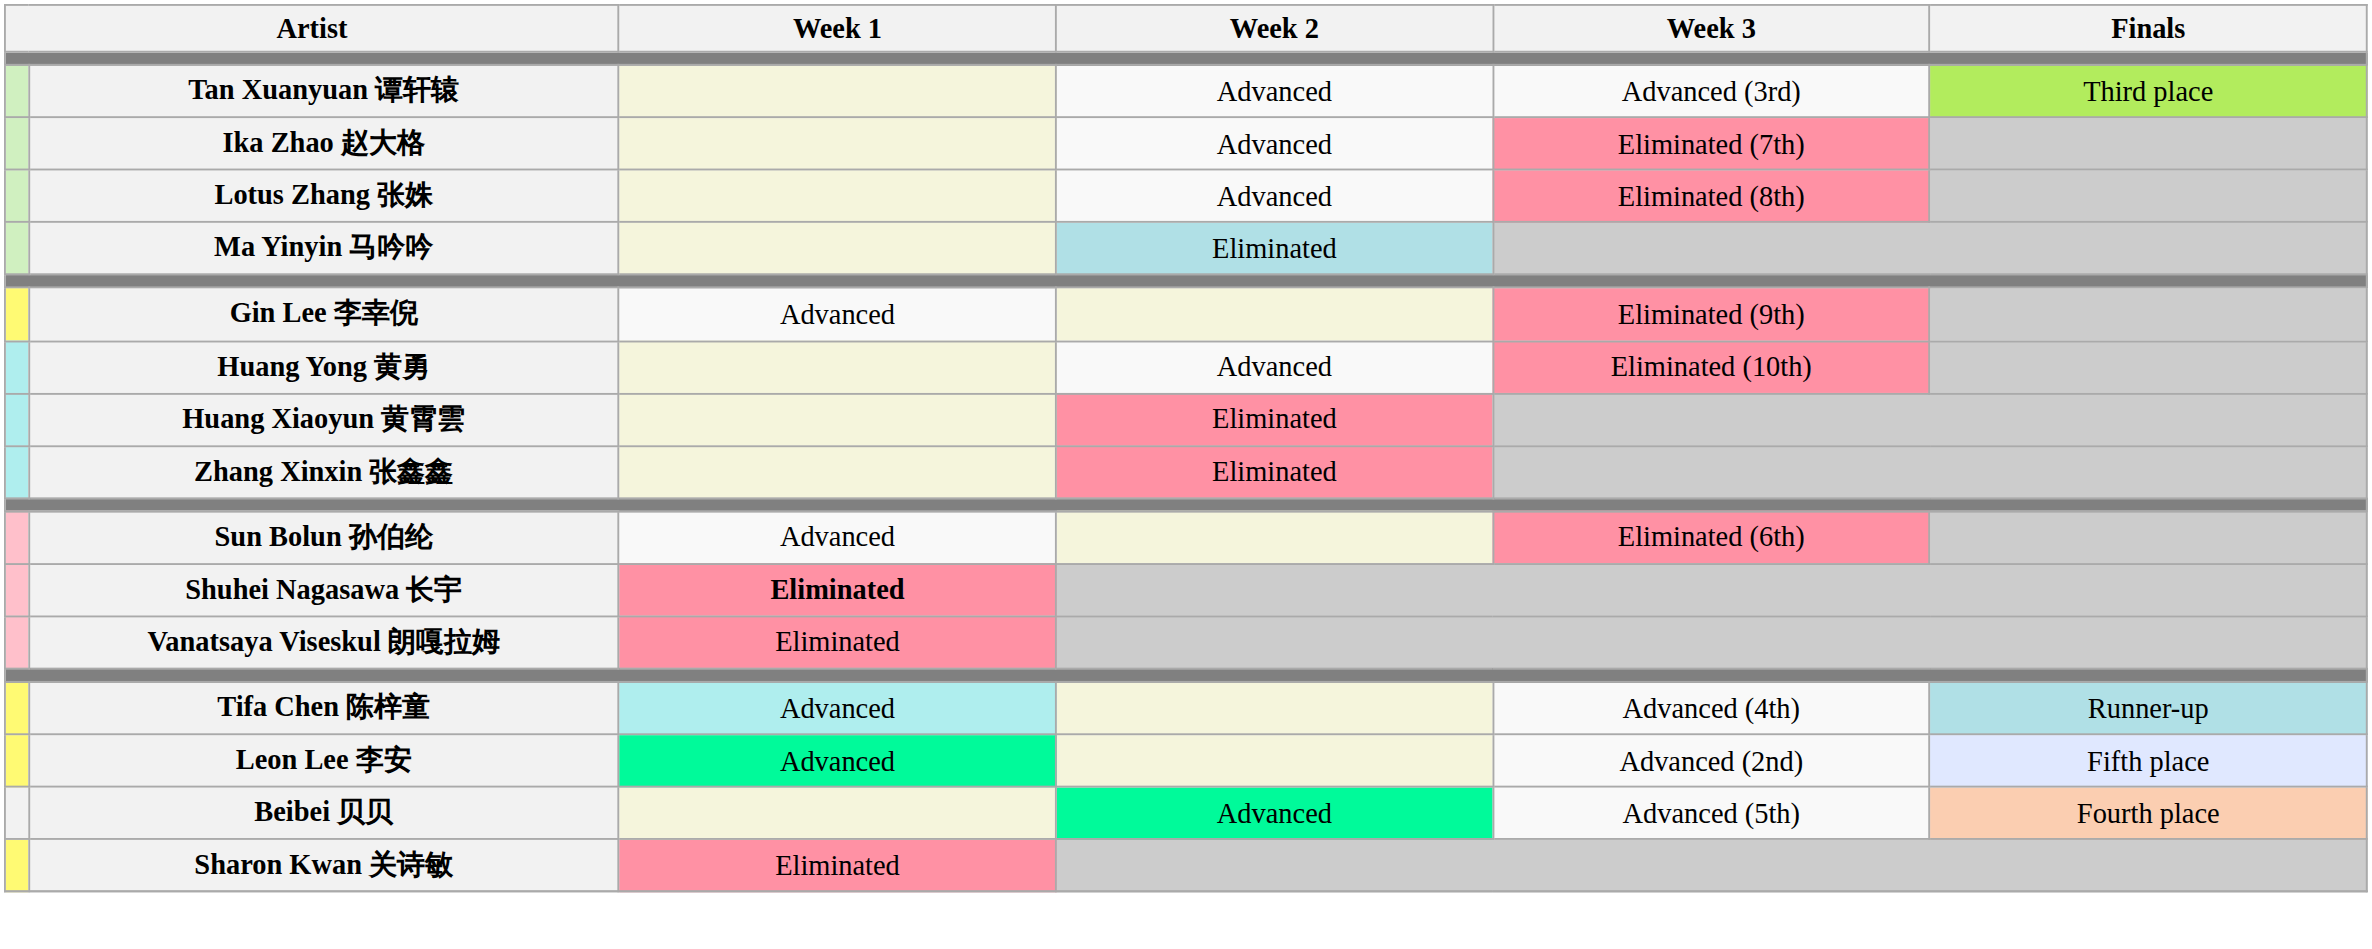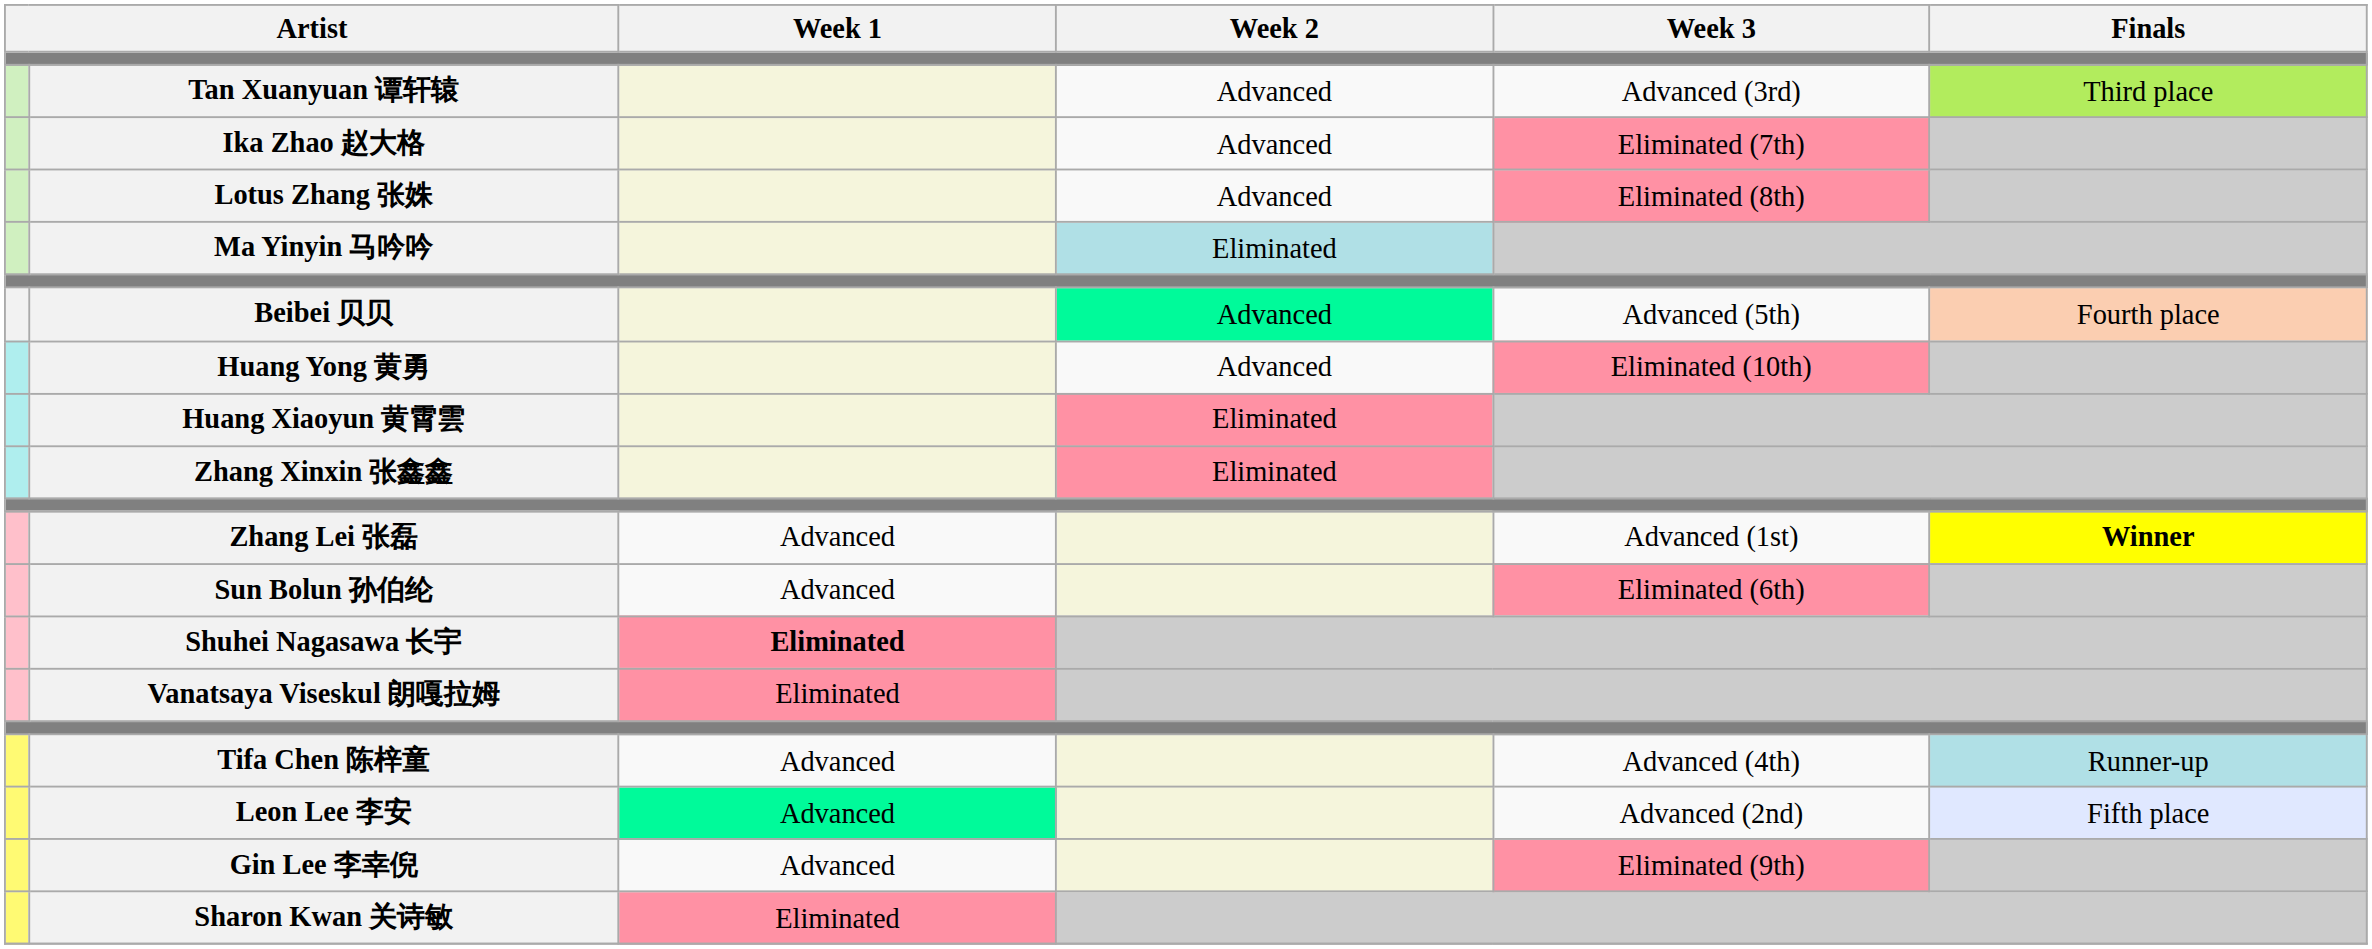rows swapped: (324, 811) <-> (324, 313)
+ row: (324, 536)
(837, 707) paleturquoise background -> (837, 760) no background
